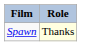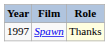+ column: (18, 13)
